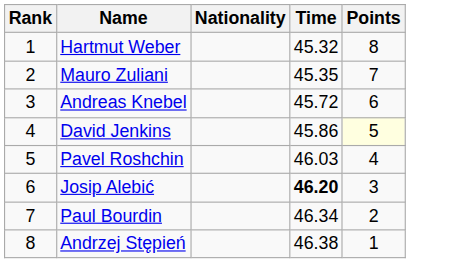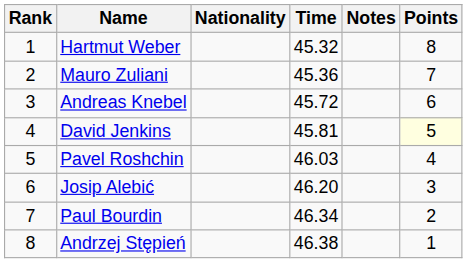+ column: (371, 18)
(316, 74) 45.35 -> (316, 74) 45.36
(316, 131) 45.86 -> (316, 131) 45.81
(316, 187) bold -> (316, 187) normal
